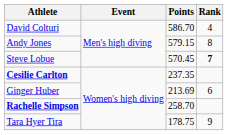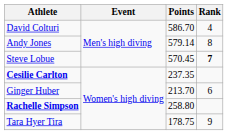(181, 44) 579.15 -> (181, 44) 579.14
(181, 91) 213.69 -> (181, 91) 213.70
(181, 106) 258.70 -> (181, 106) 258.80
